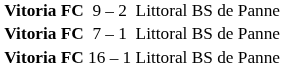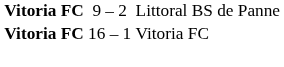- row: (110, 34)
(208, 57) Littoral BS de Panne -> (172, 34) Vitoria FC
